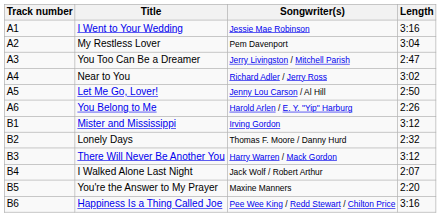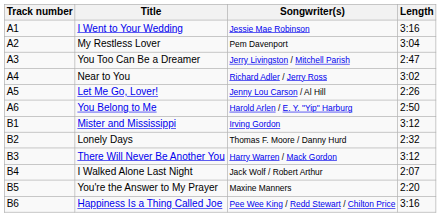(410, 92) 2:50 -> (410, 92) 2:26
(410, 108) 2:26 -> (410, 108) 2:50
